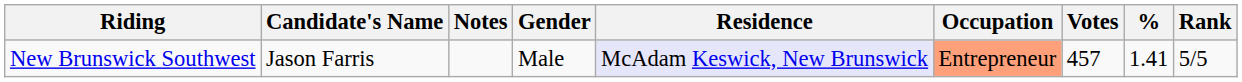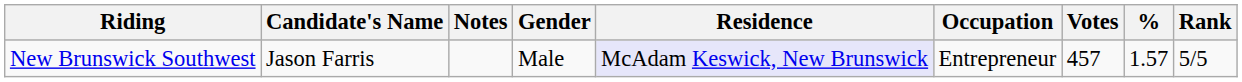(997, 58) lightsalmon background -> (997, 58) no background
(1149, 58) 1.41 -> (1149, 58) 1.57
